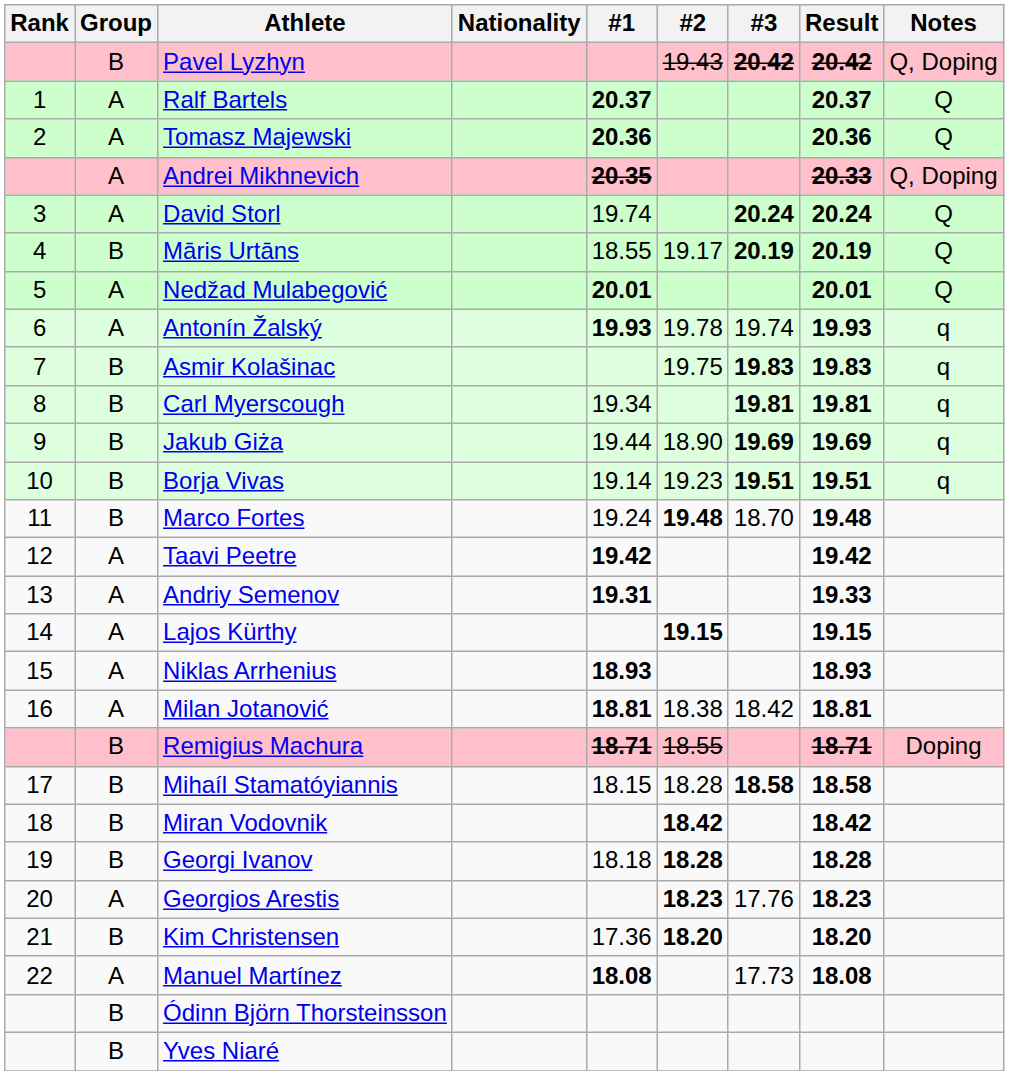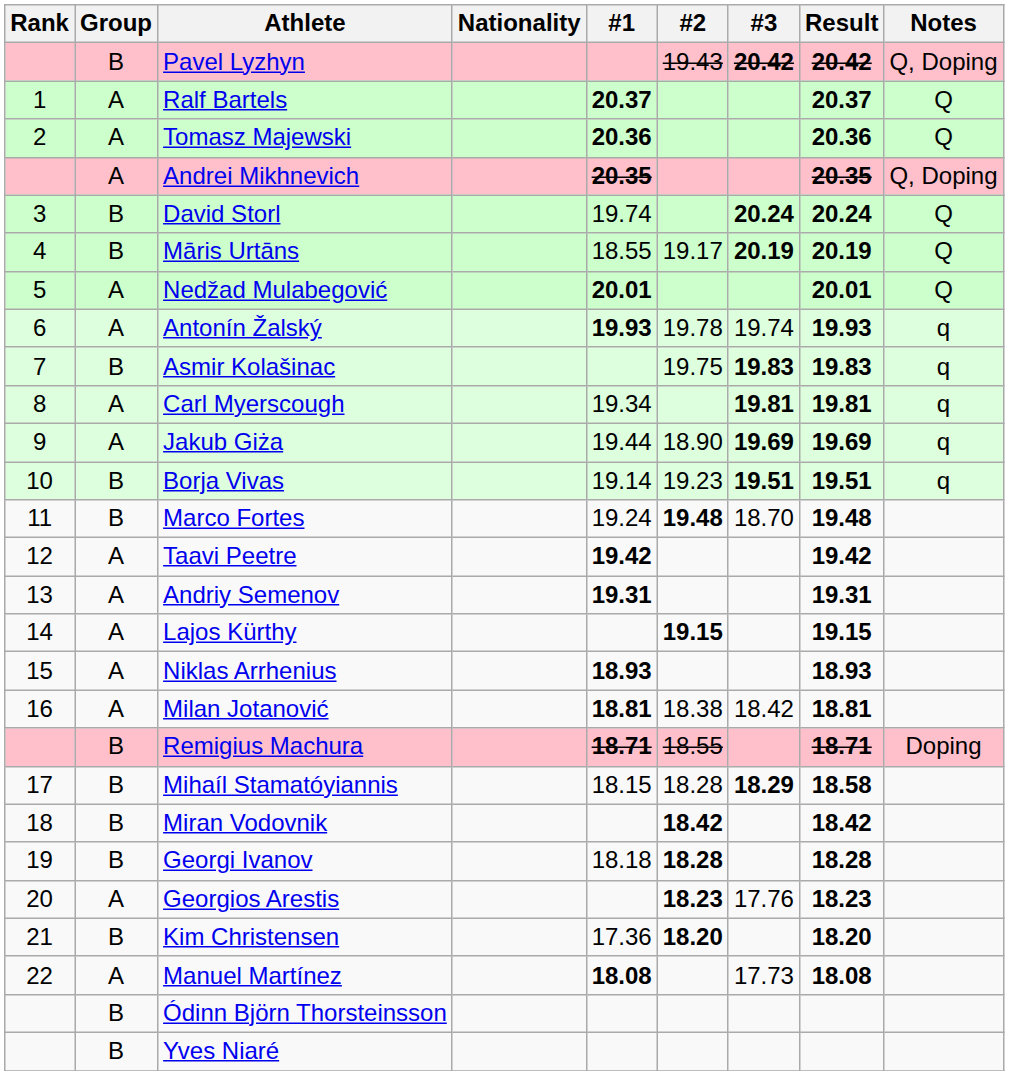(842, 175) 20.33 -> (842, 175) 20.35
(116, 213) A -> (116, 213) B
(116, 404) B -> (116, 404) A
(116, 442) B -> (116, 442) A
(842, 594) 19.33 -> (842, 594) 19.31
(764, 784) 18.58 -> (764, 784) 18.29
